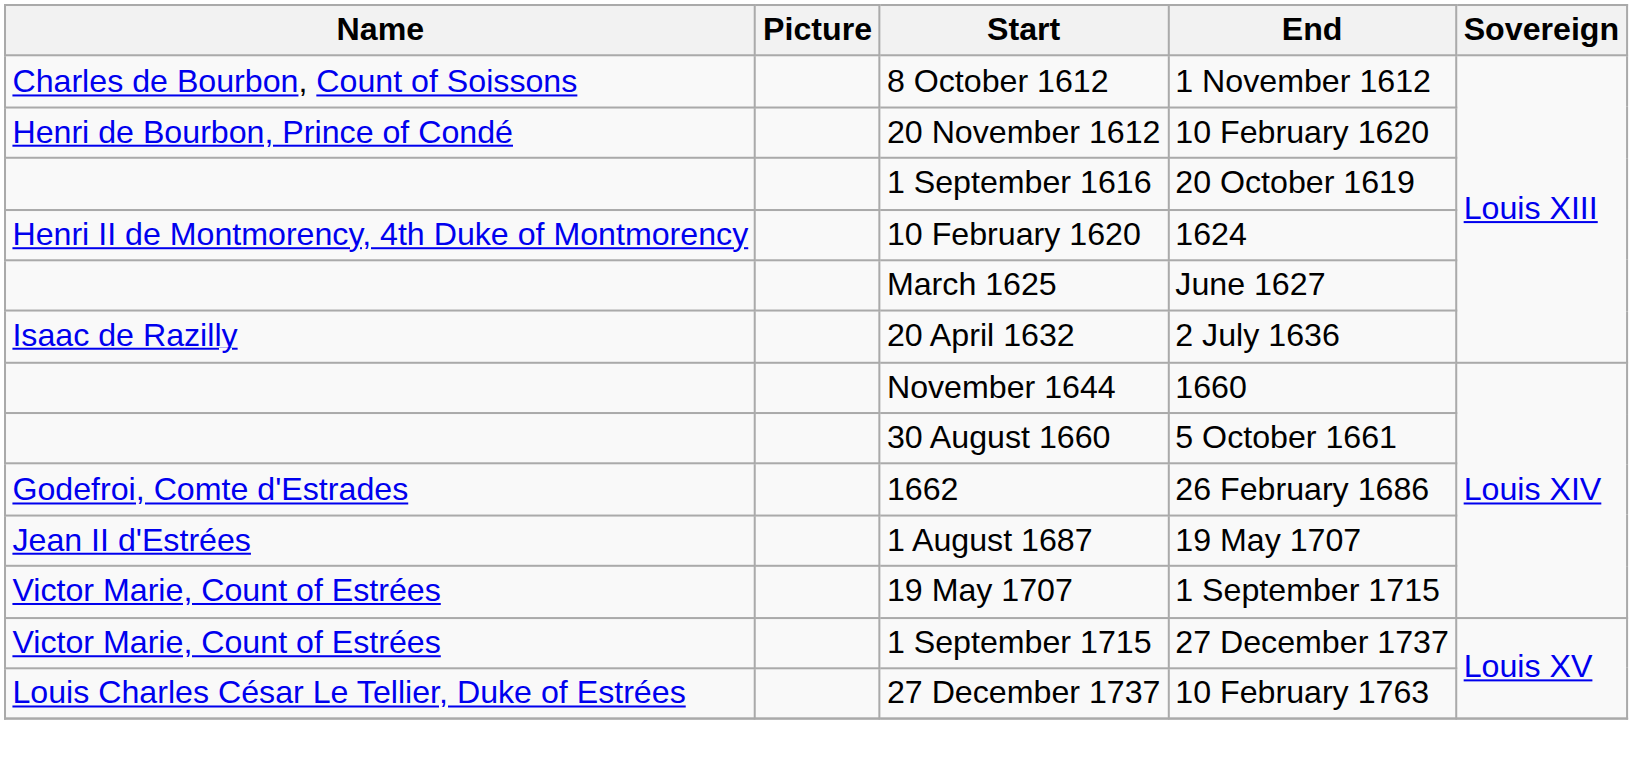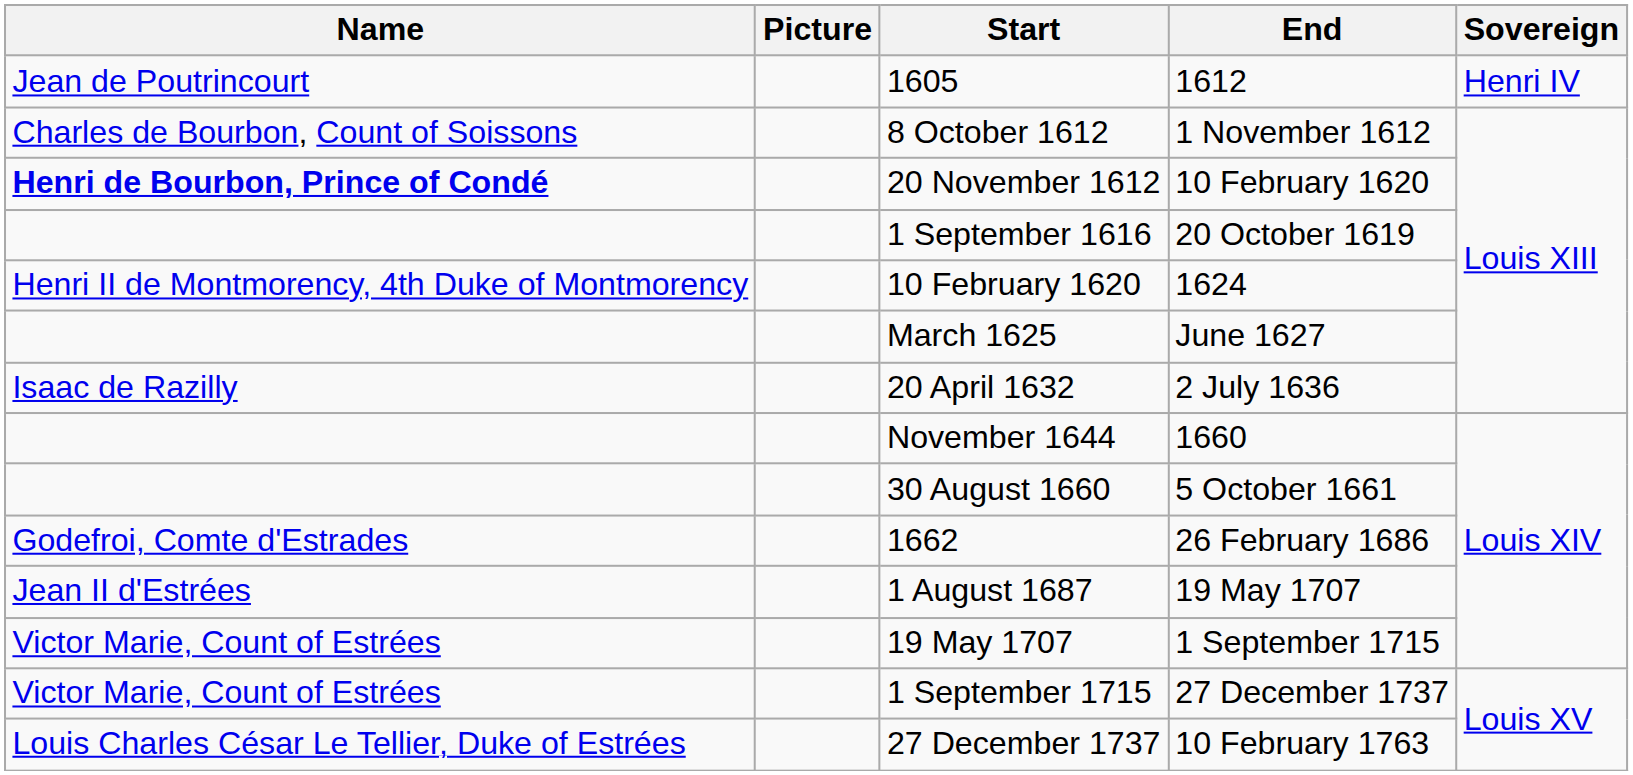+ row: (923, 81)
(263, 132) normal -> (280, 183) bold
